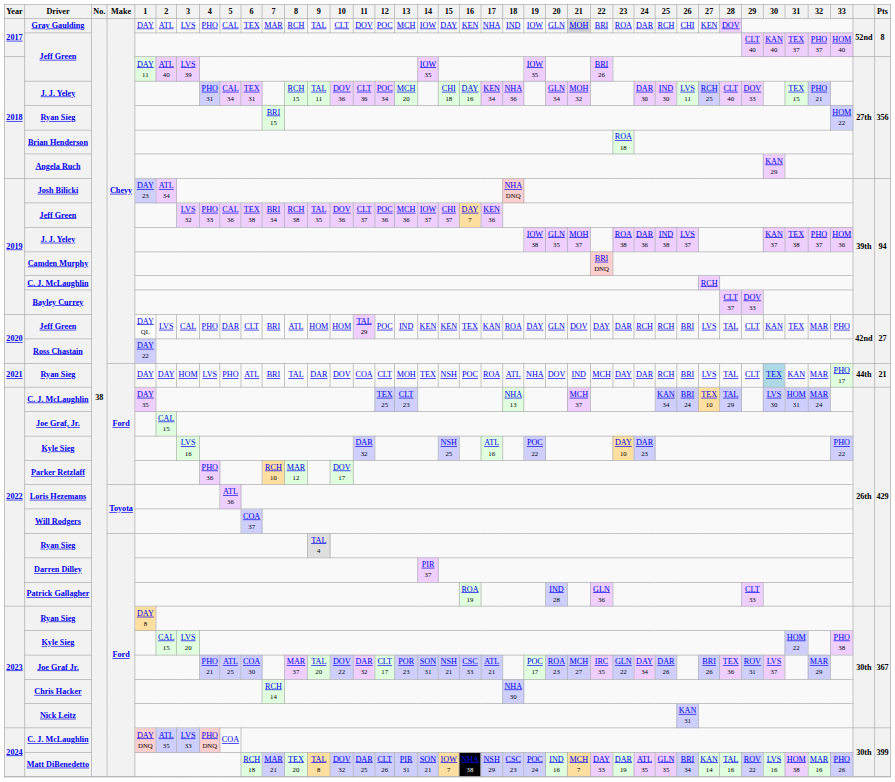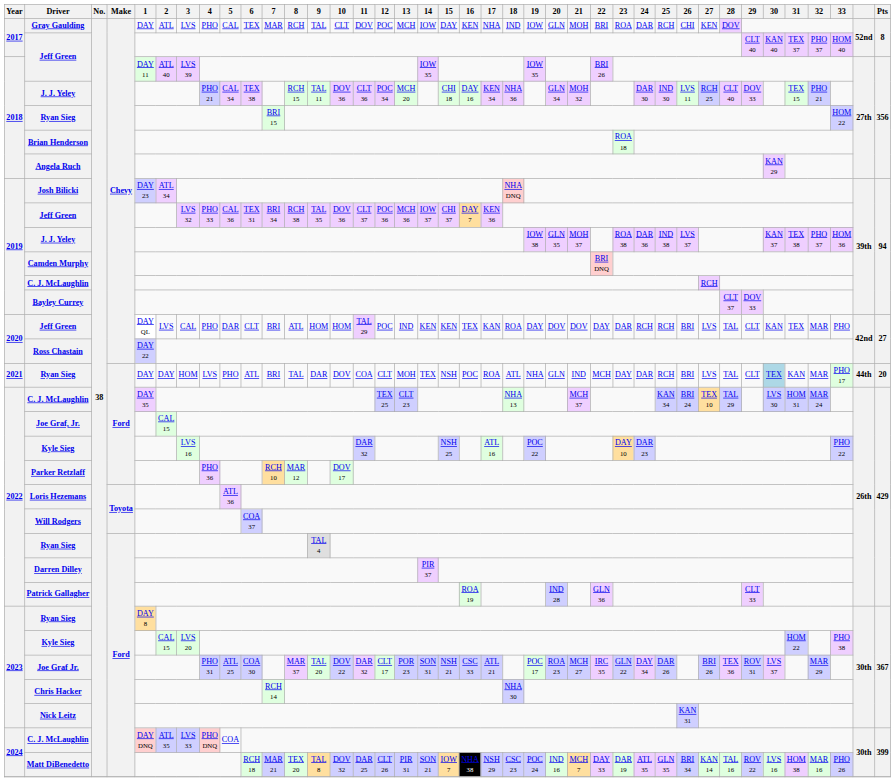(579, 25) lightgrey background -> (579, 25) no background
(210, 93) PHO 31 -> (210, 93) PHO 21
(252, 93) TEX 31 -> (252, 93) TEX 38
(252, 214) TEX 38 -> (252, 214) TEX 31
(556, 326) GLN -> (556, 326) DOV
(556, 375) DOV -> (556, 375) GLN
(883, 375) 21 -> (883, 375) 20
(210, 667) PHO 21 -> (210, 667) PHO 31
